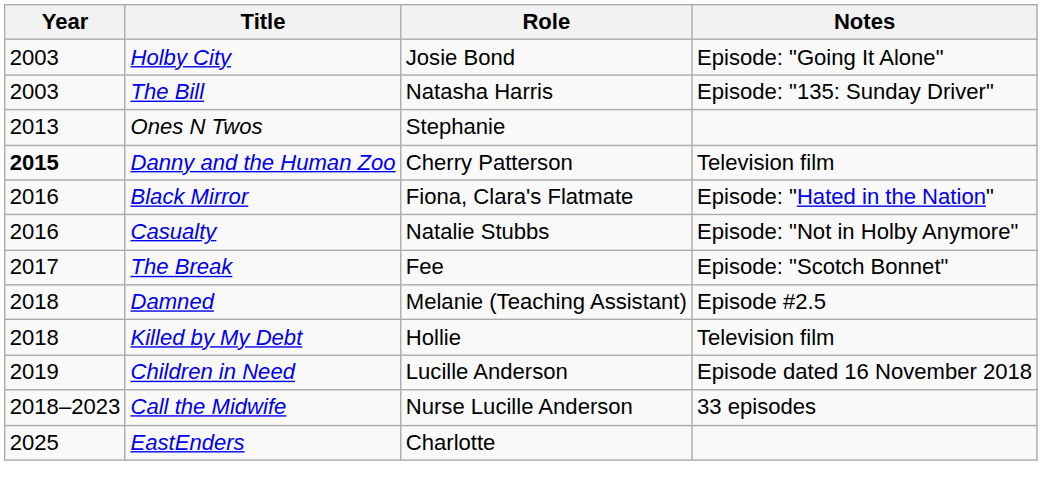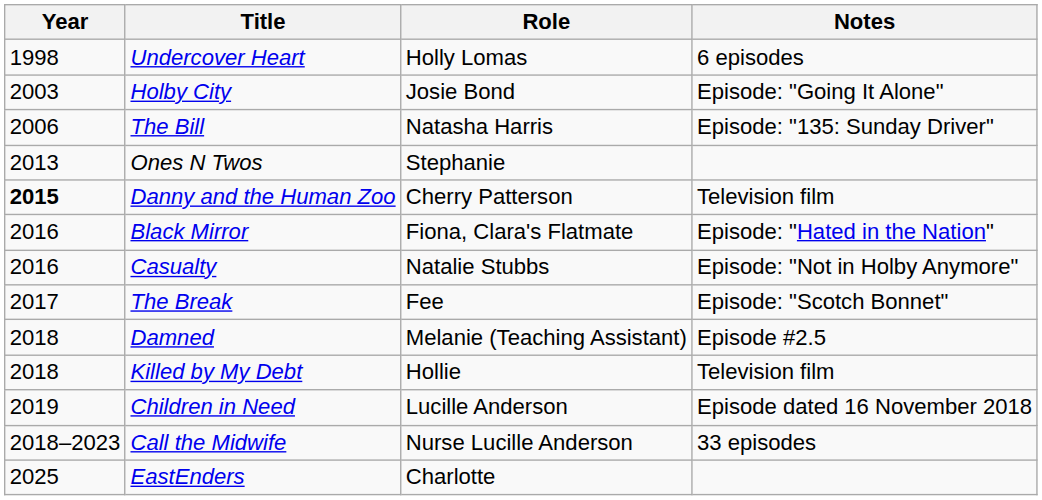+ row: (218, 57)
(34, 92) 2003 -> (34, 127) 2006
